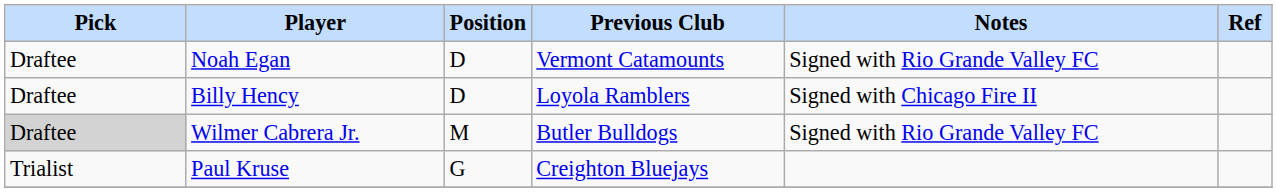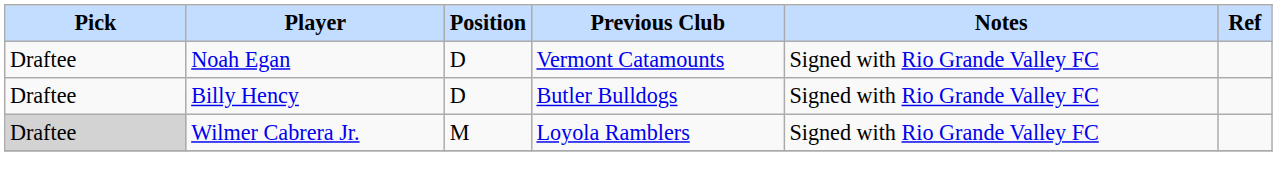(613, 96) Loyola Ramblers -> (607, 96) Butler Bulldogs
(913, 96) Signed with Chicago Fire II -> (944, 96) Signed with Rio Grande Valley FC
(607, 132) Butler Bulldogs -> (613, 132) Loyola Ramblers
- row: (240, 169)
